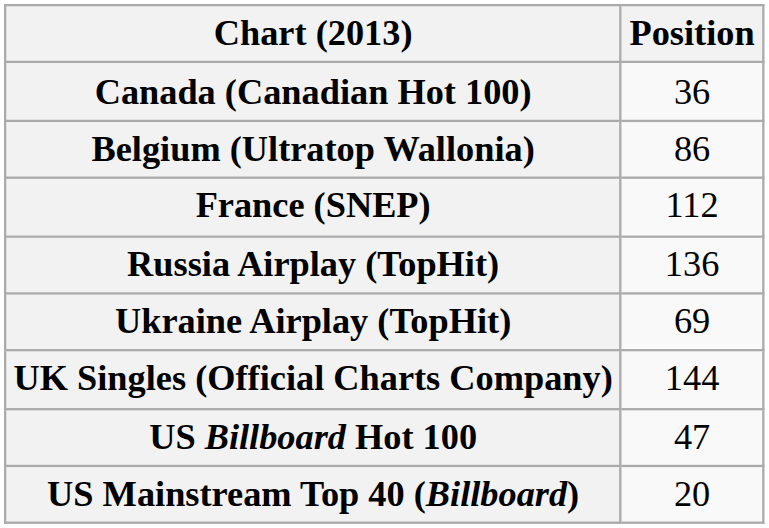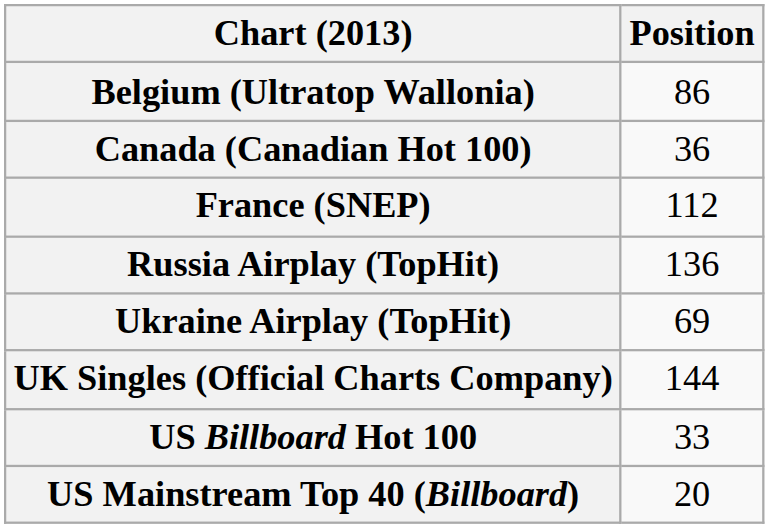rows swapped: (313, 148) <-> (313, 90)
(692, 436) 47 -> (692, 436) 33
